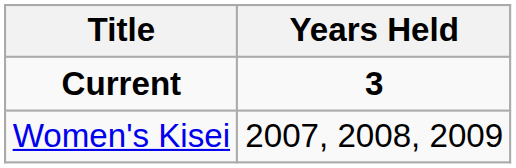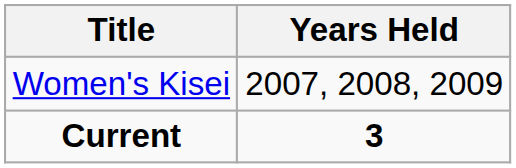rows swapped: (121, 83) <-> (121, 135)
